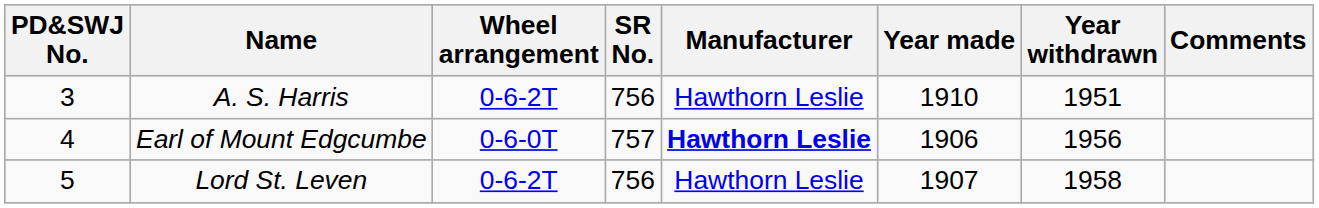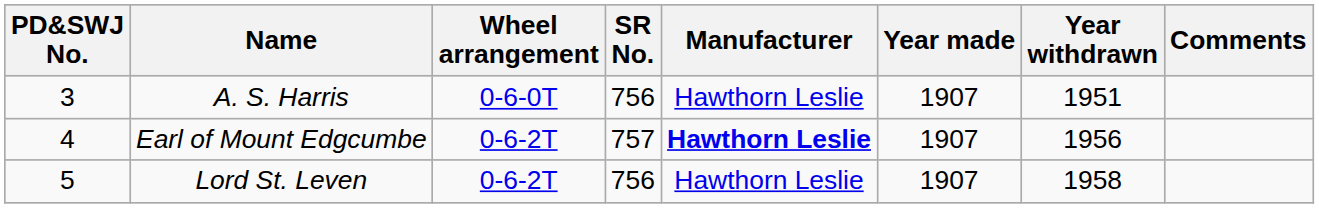(519, 97) 0-6-2T -> (519, 97) 0-6-0T
(949, 97) 1910 -> (949, 97) 1907
(519, 138) 0-6-0T -> (519, 138) 0-6-2T
(949, 138) 1906 -> (949, 138) 1907
